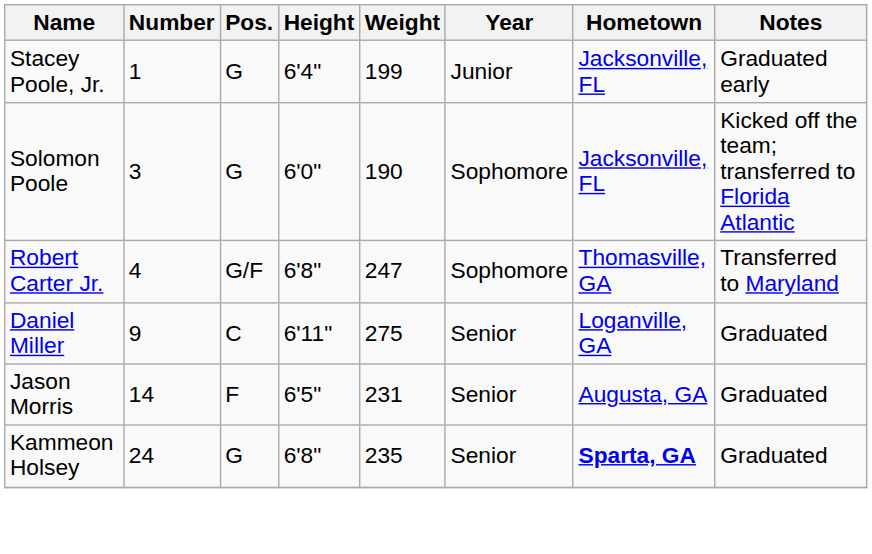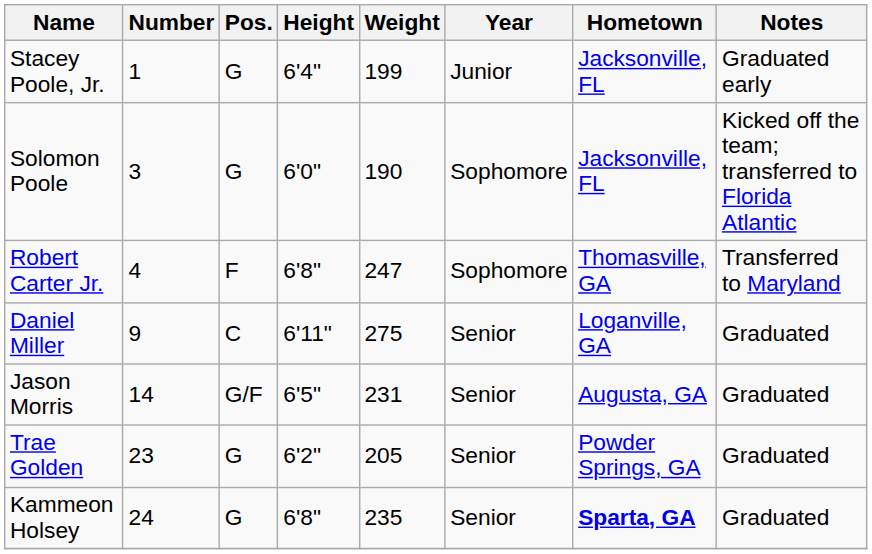(244, 271) G/F -> (232, 271) F
(232, 394) F -> (244, 394) G/F
+ row: (47, 455)
